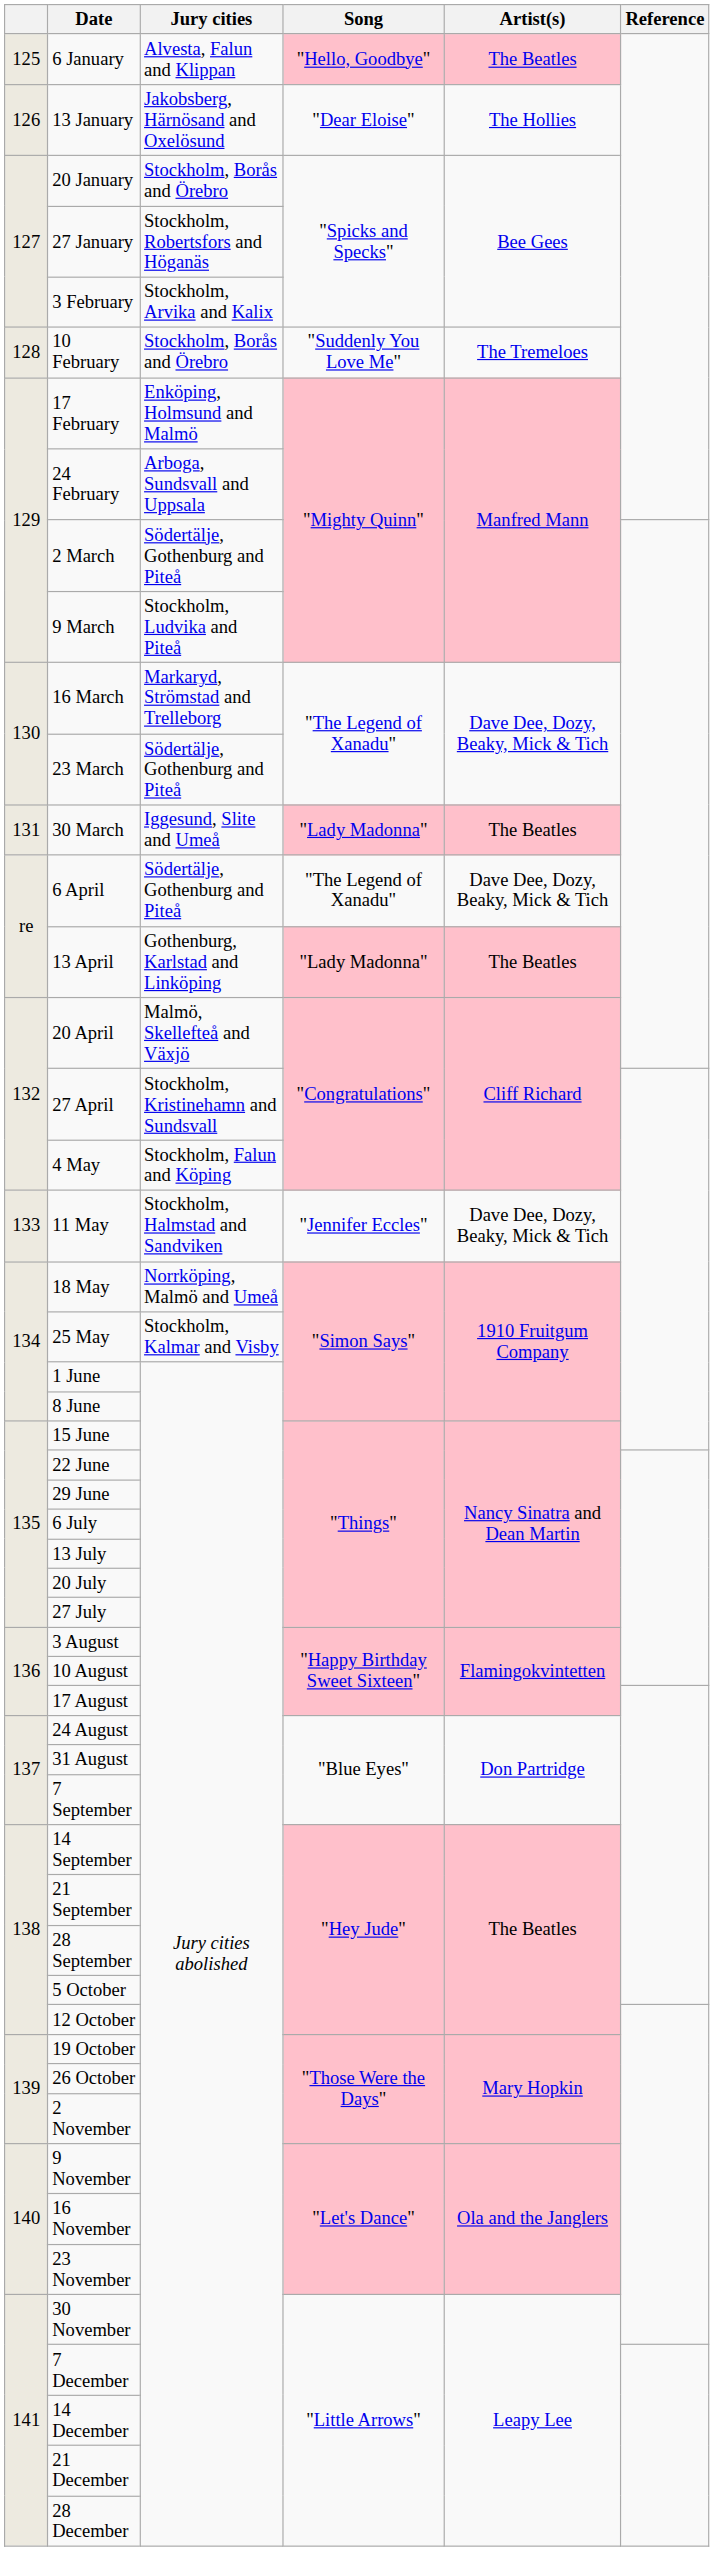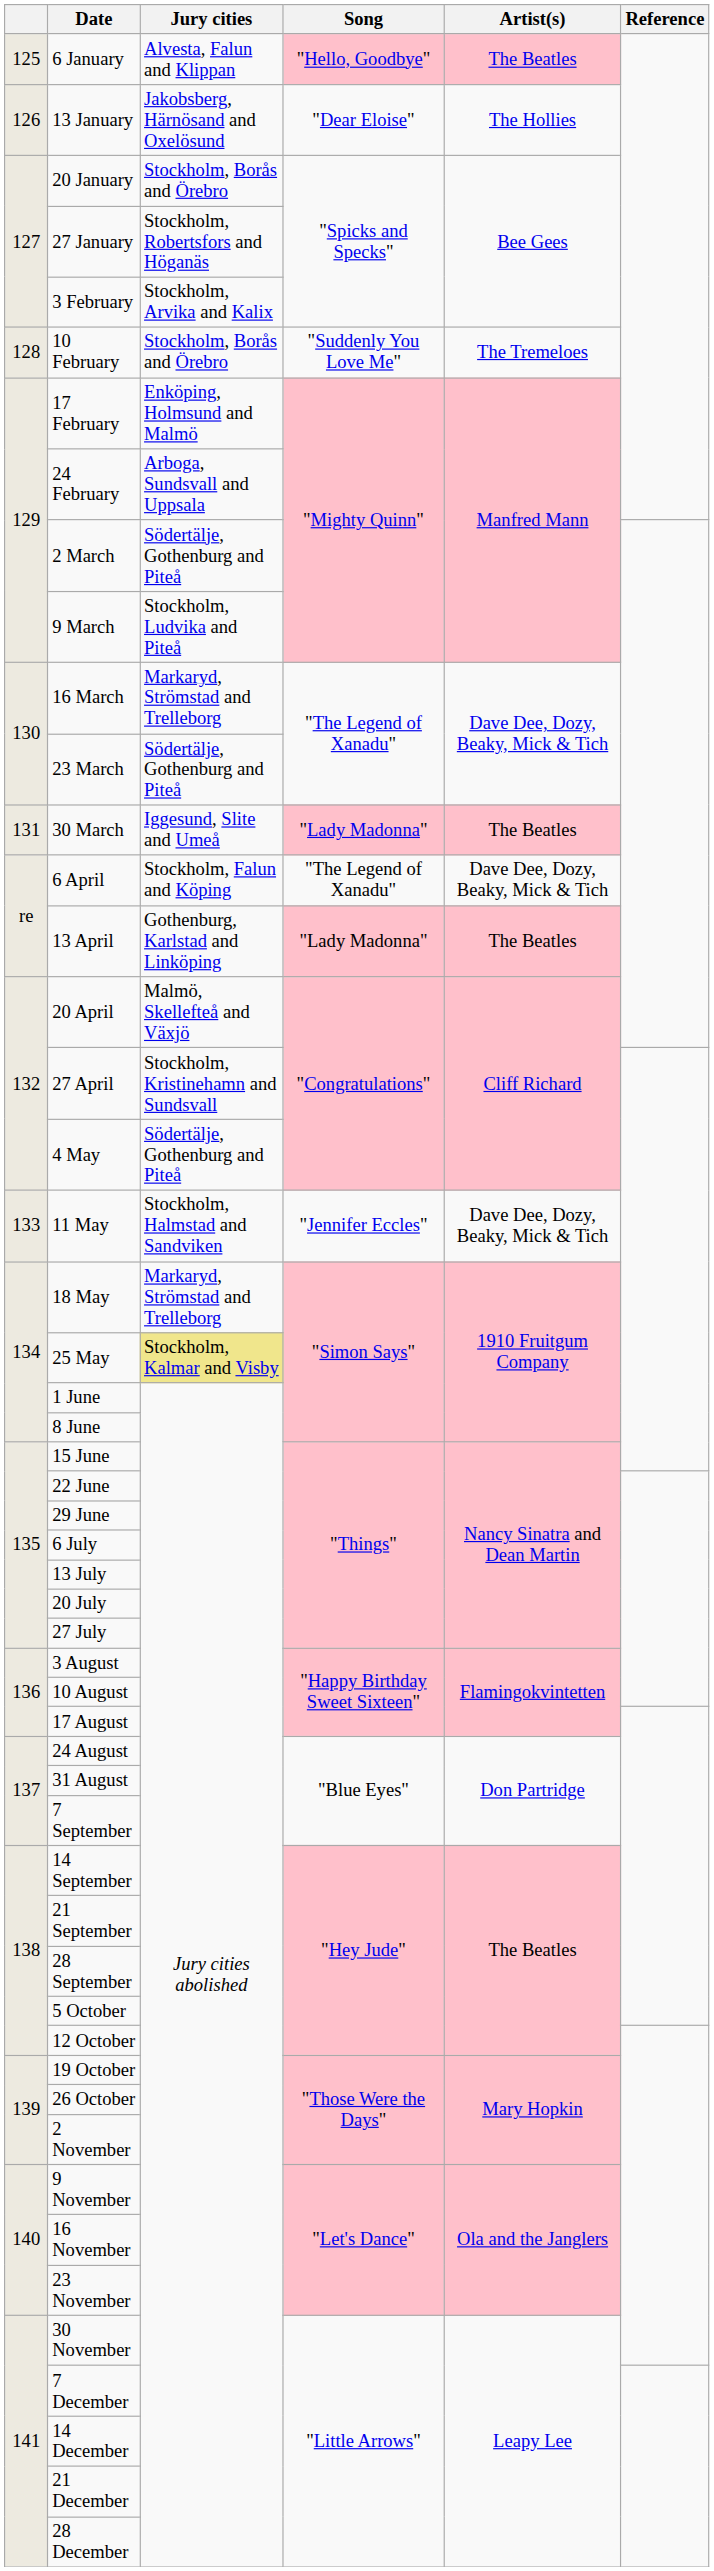(204, 890) Södertälje, Gothenburg and Piteå -> (210, 880) Stockholm, Falun and Köping
(210, 1165) Stockholm, Falun and Köping -> (204, 1154) Södertälje, Gothenburg and Piteå
(211, 1286) Norrköping, Malmö and Umeå -> (197, 1296) Markaryd, Strömstad and Trelleborg
(211, 1336) no background -> (211, 1357) khaki background
